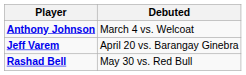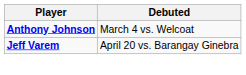- row: (36, 62)
